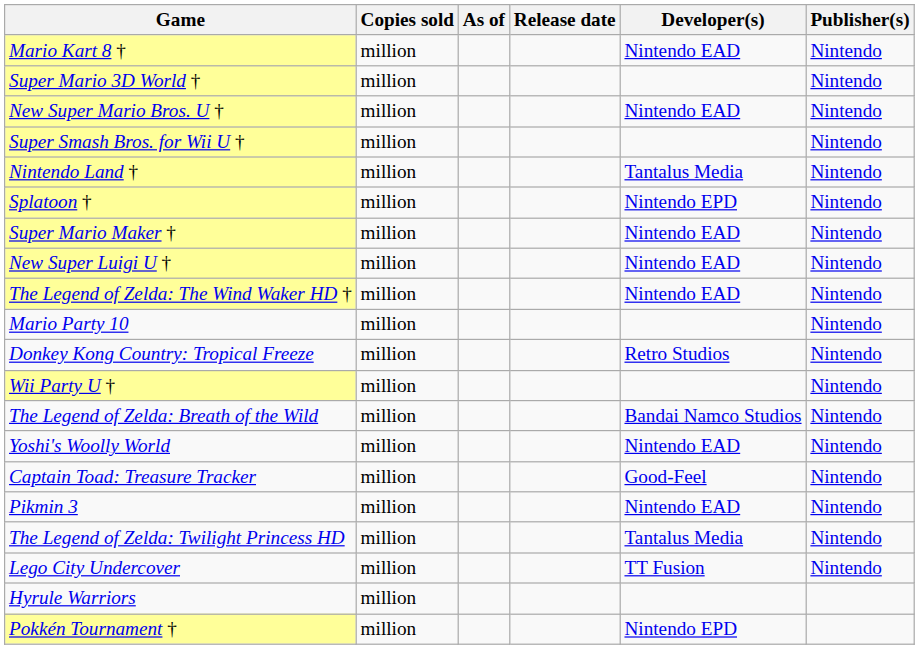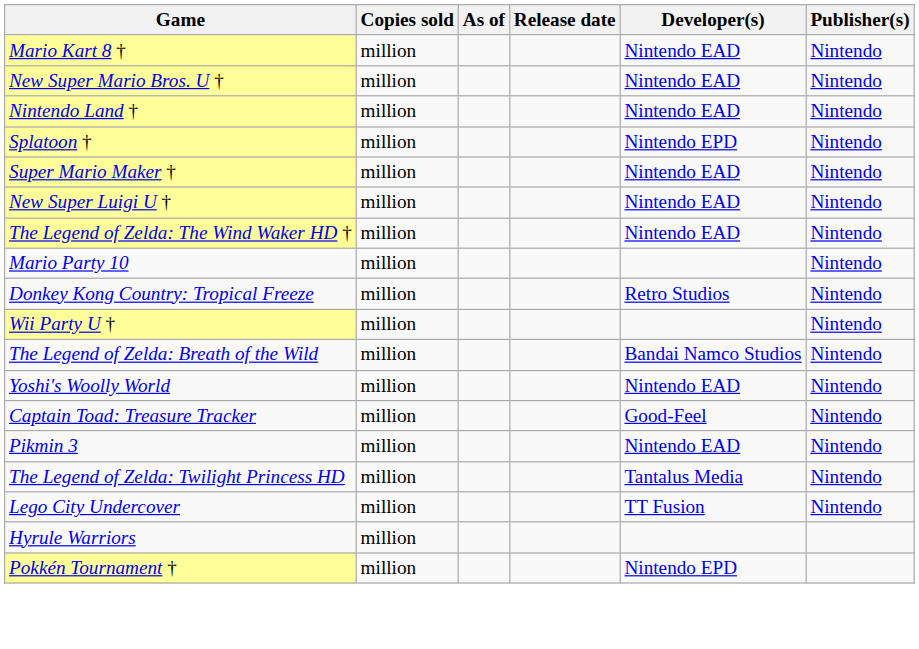- row: (105, 80)
- row: (127, 141)
(684, 171) Tantalus Media -> (682, 111) Nintendo EAD
